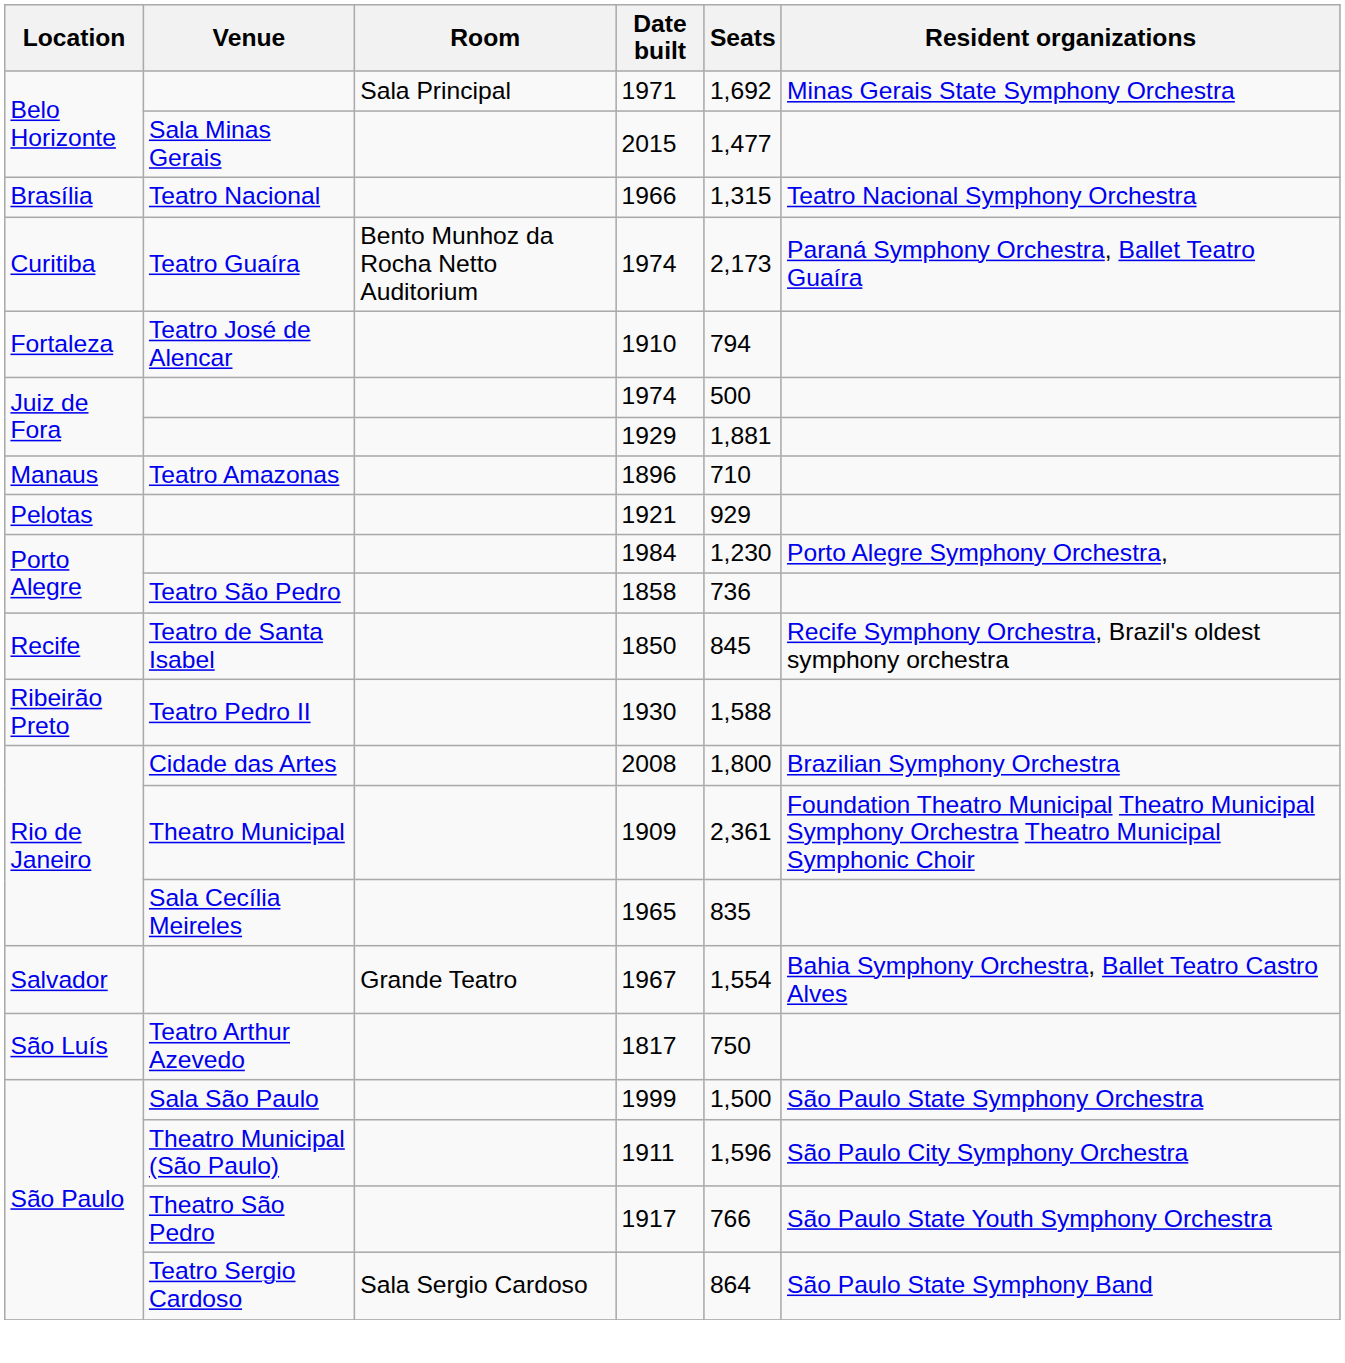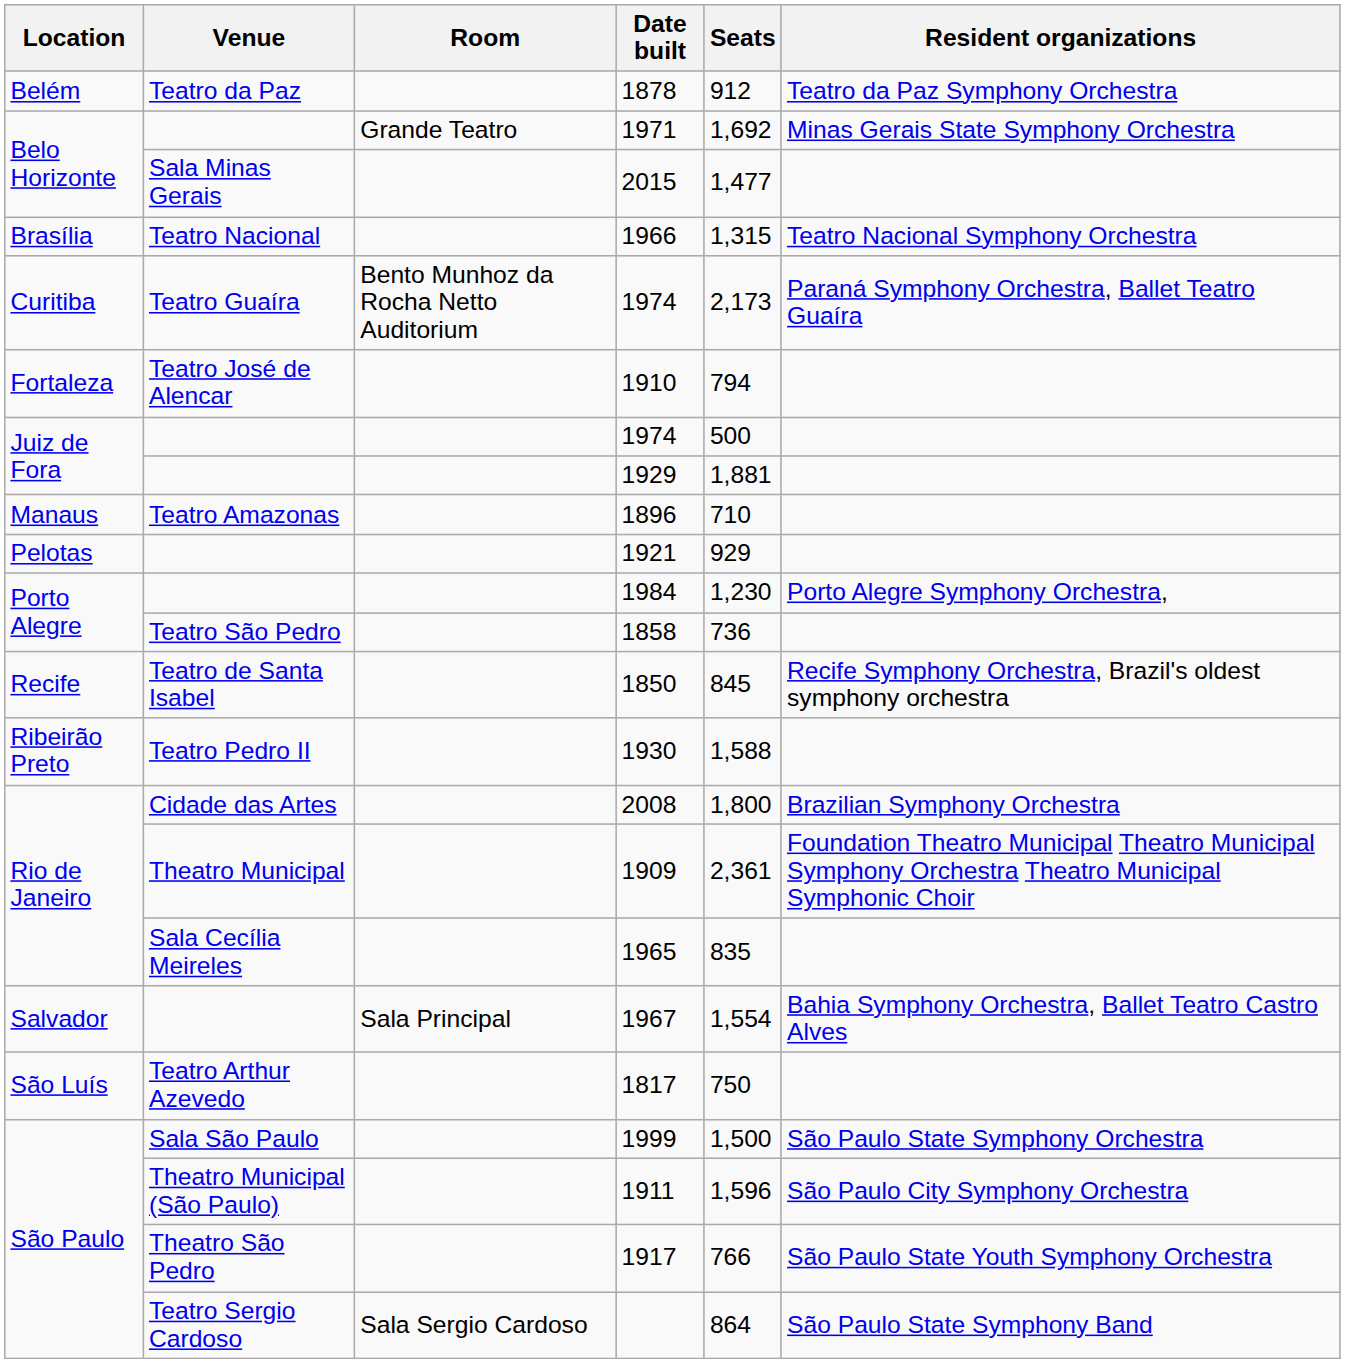+ row: (225, 90)
(436, 90) Sala Principal -> (439, 129) Grande Teatro
(439, 979) Grande Teatro -> (436, 1018) Sala Principal
